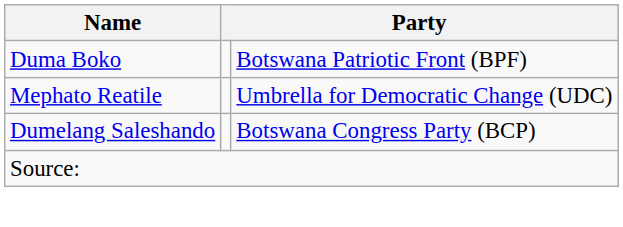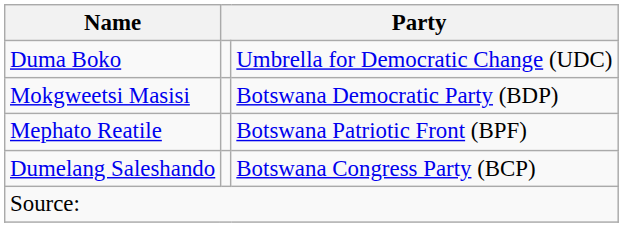(382, 58) Botswana Patriotic Front (BPF) -> (424, 58) Umbrella for Democratic Change (UDC)
+ row: (100, 95)
(424, 95) Umbrella for Democratic Change (UDC) -> (382, 131) Botswana Patriotic Front (BPF)
